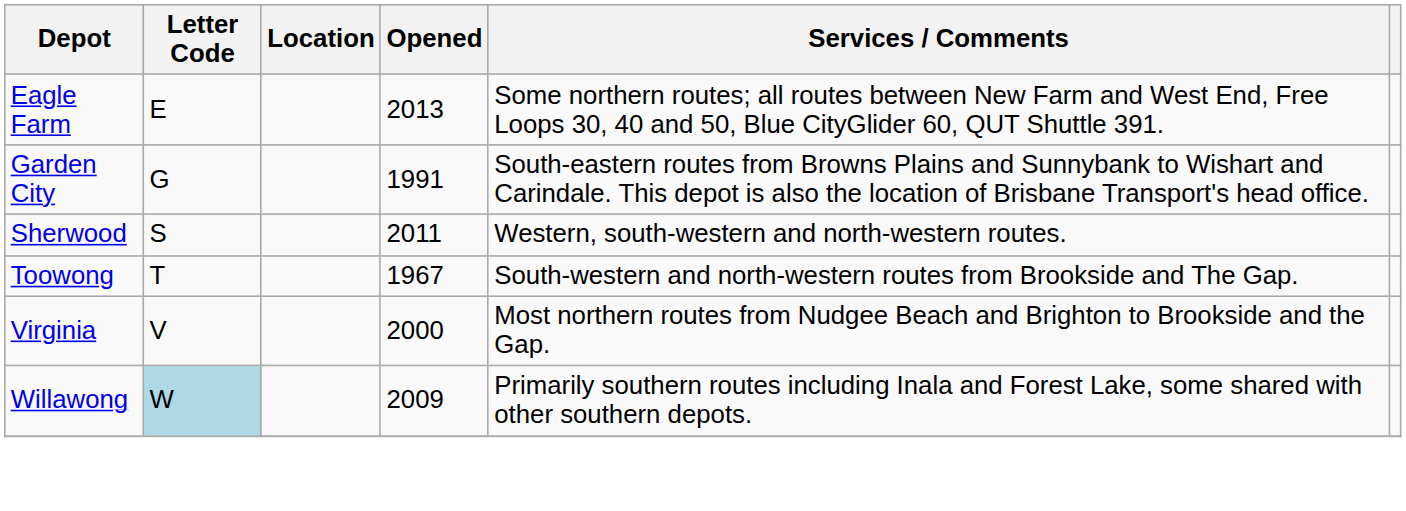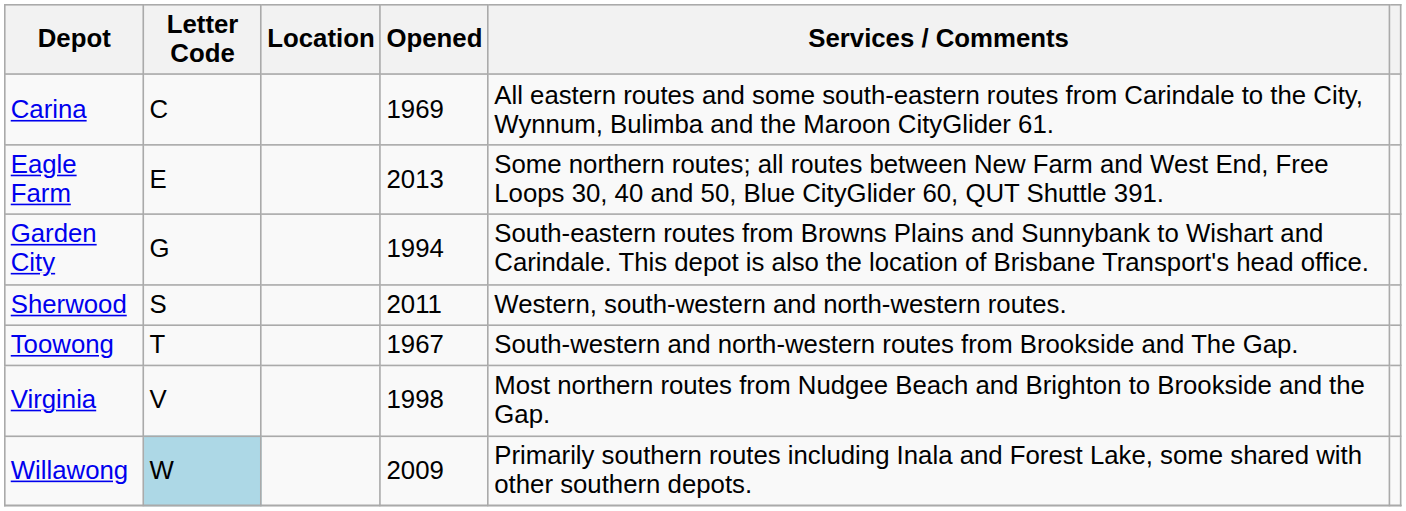+ row: (49, 109)
(415, 179) 1991 -> (415, 248) 1994
(415, 330) 2000 -> (415, 400) 1998
